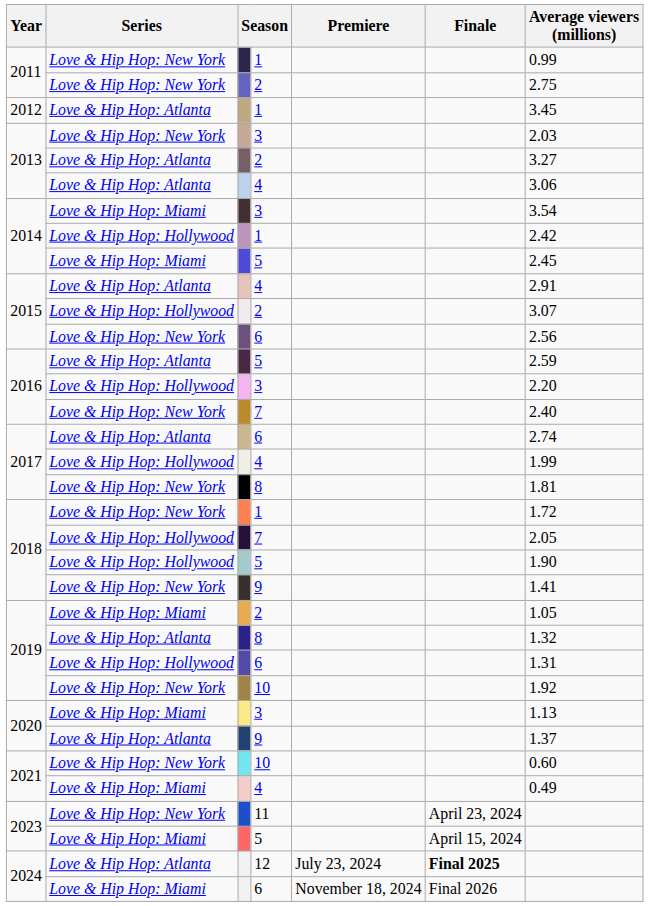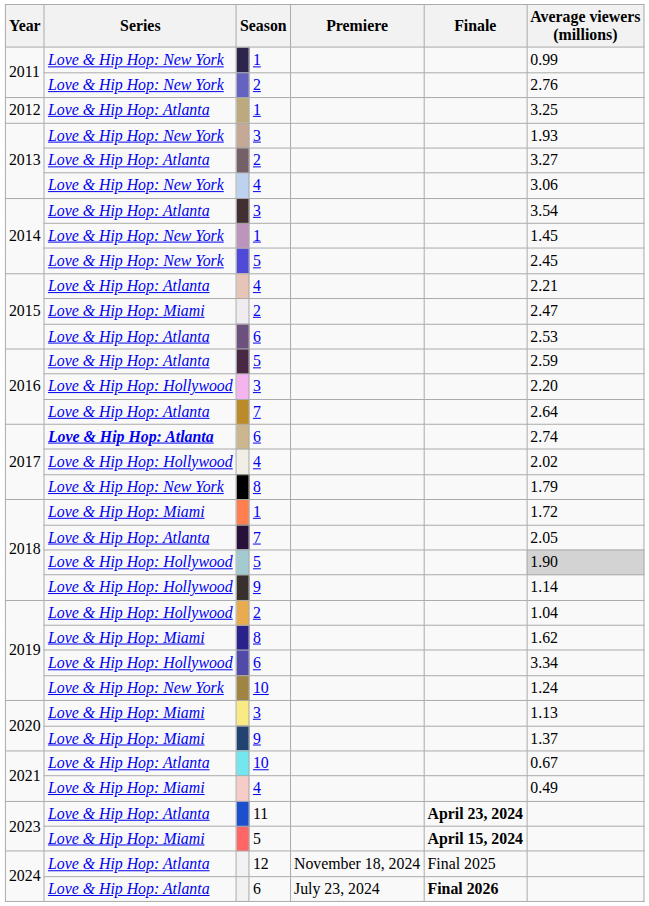(543, 85) 2.75 -> (544, 85) 2.76
(543, 110) 3.45 -> (544, 110) 3.25
(543, 135) 2.03 -> (544, 135) 1.93
(130, 185) Love & Hip Hop: Atlanta -> (136, 185) Love & Hip Hop: New York
(128, 210) Love & Hip Hop: Miami -> (129, 210) Love & Hip Hop: Atlanta
(142, 235) Love & Hip Hop: Hollywood -> (136, 235) Love & Hip Hop: New York
(543, 235) 2.42 -> (544, 235) 1.45
(128, 260) Love & Hip Hop: Miami -> (136, 260) Love & Hip Hop: New York
(543, 286) 2.91 -> (544, 286) 2.21
(142, 311) Love & Hip Hop: Hollywood -> (126, 311) Love & Hip Hop: Miami
(543, 311) 3.07 -> (544, 311) 2.47
(137, 336) Love & Hip Hop: New York -> (129, 336) Love & Hip Hop: Atlanta
(543, 336) 2.56 -> (544, 336) 2.53
(137, 411) Love & Hip Hop: New York -> (129, 411) Love & Hip Hop: Atlanta
(543, 411) 2.40 -> (544, 411) 2.64
(130, 436) normal -> (131, 436) bold
(543, 461) 1.99 -> (544, 461) 2.02
(543, 487) 1.81 -> (544, 487) 1.79
(137, 512) Love & Hip Hop: New York -> (126, 512) Love & Hip Hop: Miami
(142, 537) Love & Hip Hop: Hollywood -> (129, 537) Love & Hip Hop: Atlanta
(543, 562) no background -> (544, 562) lightgrey background
(137, 587) Love & Hip Hop: New York -> (140, 587) Love & Hip Hop: Hollywood
(543, 587) 1.41 -> (544, 587) 1.14
(128, 612) Love & Hip Hop: Miami -> (140, 612) Love & Hip Hop: Hollywood
(543, 612) 1.05 -> (544, 612) 1.04
(130, 637) Love & Hip Hop: Atlanta -> (126, 637) Love & Hip Hop: Miami
(543, 637) 1.32 -> (544, 637) 1.62
(543, 662) 1.31 -> (544, 662) 3.34
(543, 688) 1.92 -> (544, 688) 1.24
(130, 738) Love & Hip Hop: Atlanta -> (126, 738) Love & Hip Hop: Miami
(137, 763) Love & Hip Hop: New York -> (129, 763) Love & Hip Hop: Atlanta
(543, 763) 0.60 -> (544, 763) 0.67
(137, 813) Love & Hip Hop: New York -> (129, 813) Love & Hip Hop: Atlanta
(475, 813) normal -> (475, 813) bold
(475, 838) normal -> (475, 838) bold
(338, 863) July 23, 2024 -> (357, 863) November 18, 2024
(464, 863) bold -> (462, 863) normal
(128, 889) Love & Hip Hop: Miami -> (129, 889) Love & Hip Hop: Atlanta
(358, 889) November 18, 2024 -> (337, 889) July 23, 2024
(463, 889) normal -> (463, 889) bold
